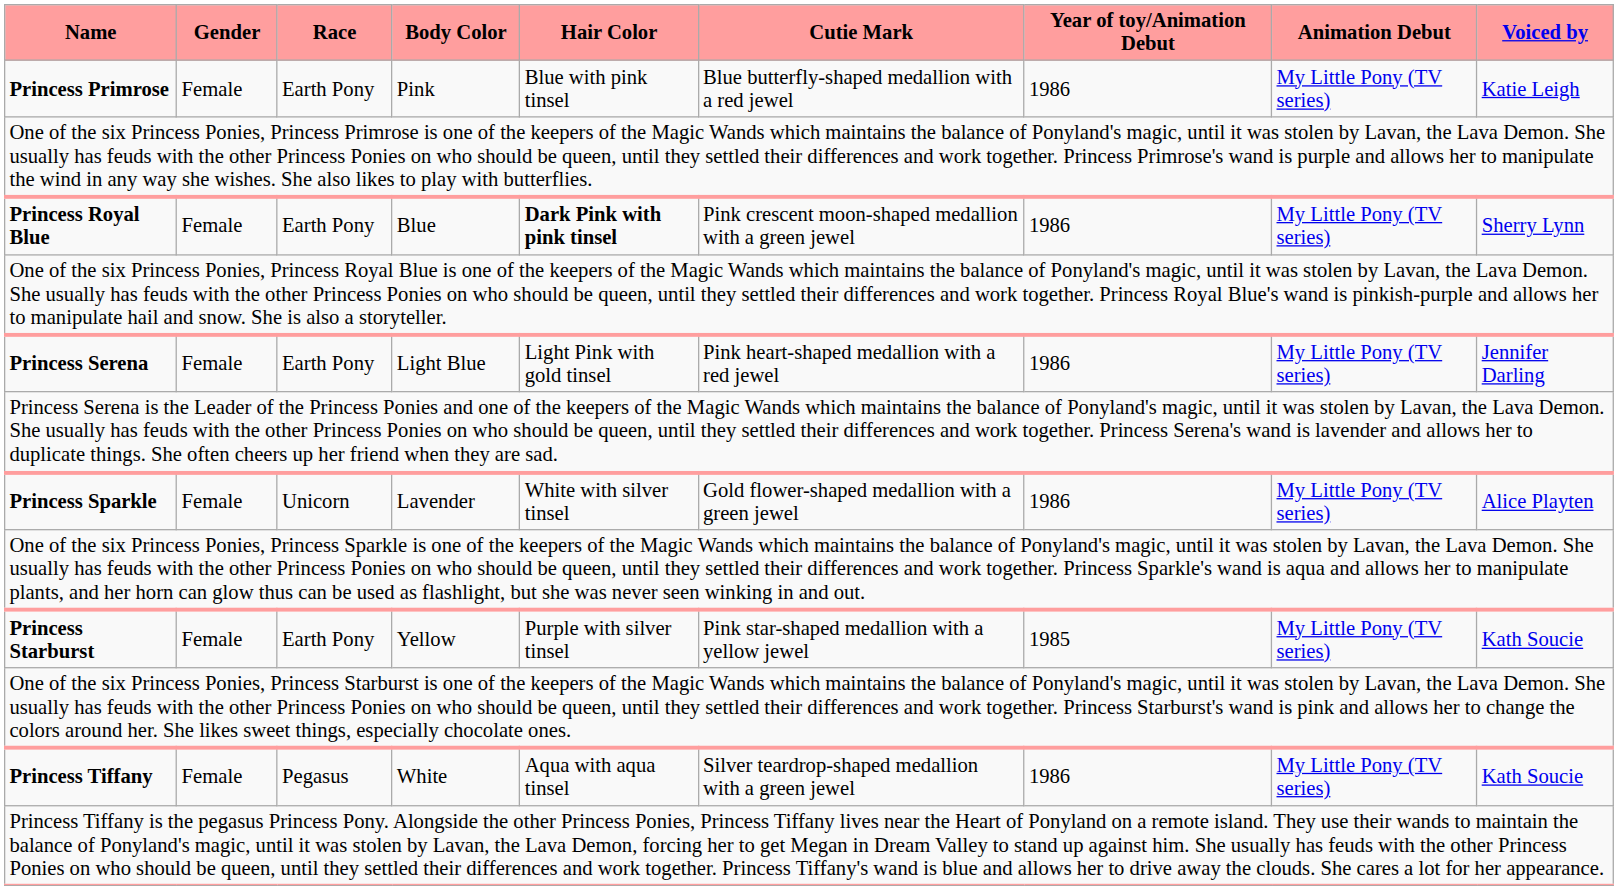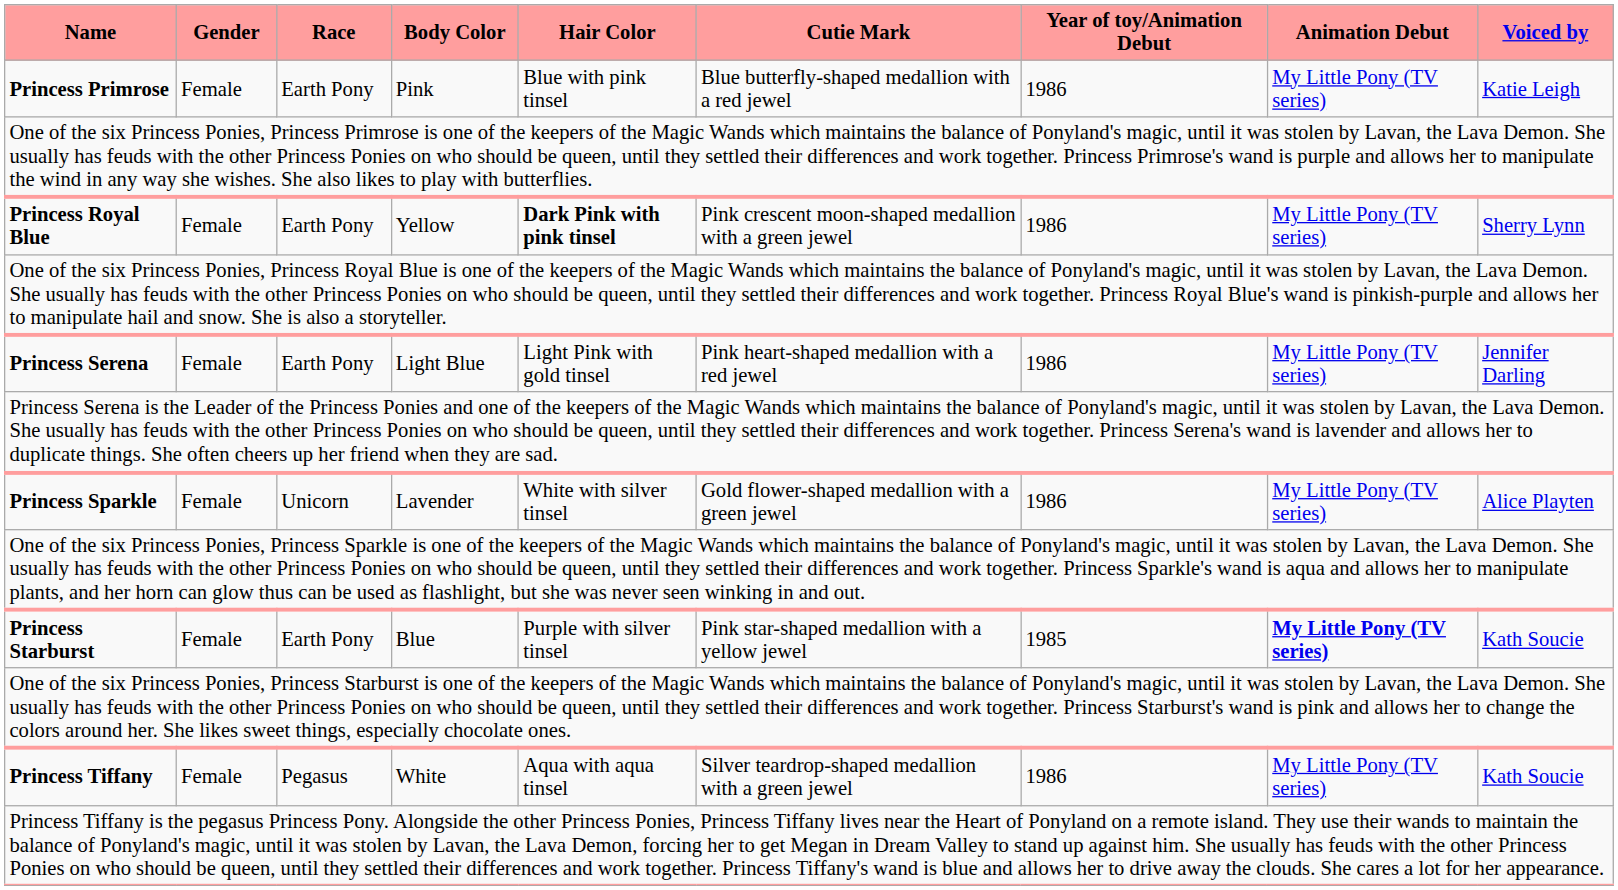(416, 226) Blue -> (425, 226) Yellow
(426, 639) Yellow -> (415, 639) Blue
(1359, 639) normal -> (1359, 639) bold
